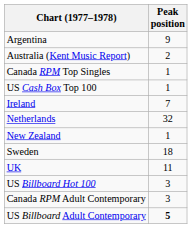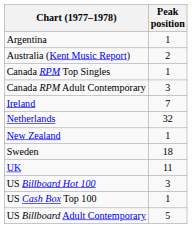(168, 39) 9 -> (168, 39) 1
rows swapped: (76, 199) <-> (52, 87)
(168, 215) bold -> (168, 215) normal
